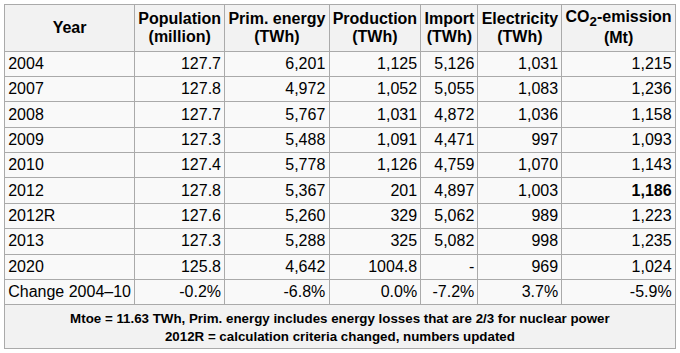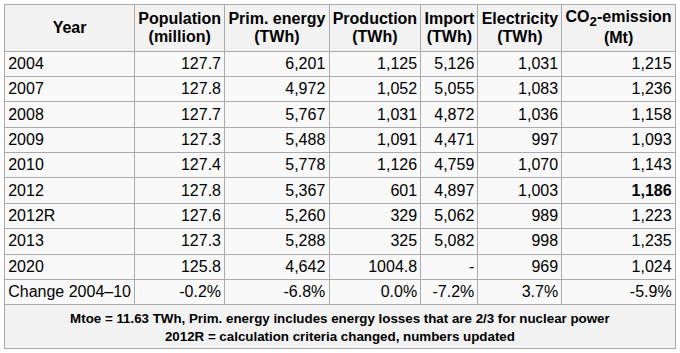(404, 190) 201 -> (404, 190) 601
